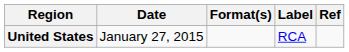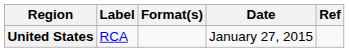columns swapped: (152, 15) <-> (295, 15)
